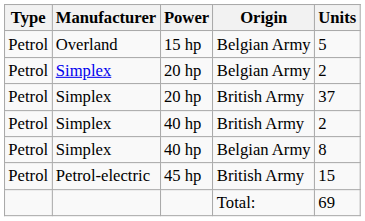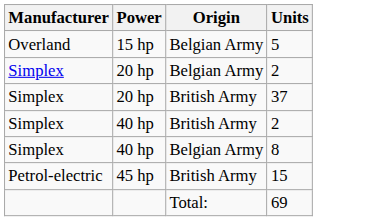- column: (28, 17)
